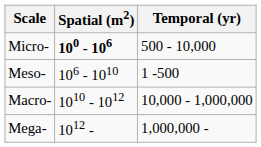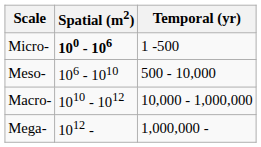(178, 46) 500 - 10,000 -> (160, 46) 1 -500
(160, 73) 1 -500 -> (178, 73) 500 - 10,000
